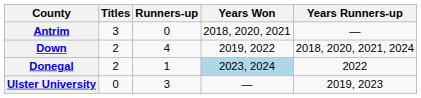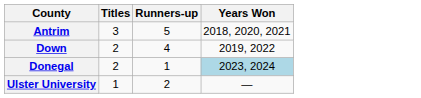- column: (355, 13)
(167, 31) 0 -> (167, 31) 5
(116, 84) 0 -> (116, 84) 1
(167, 84) 3 -> (167, 84) 2
